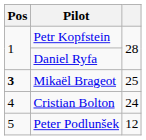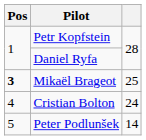(132, 124) 12 -> (132, 124) 14
